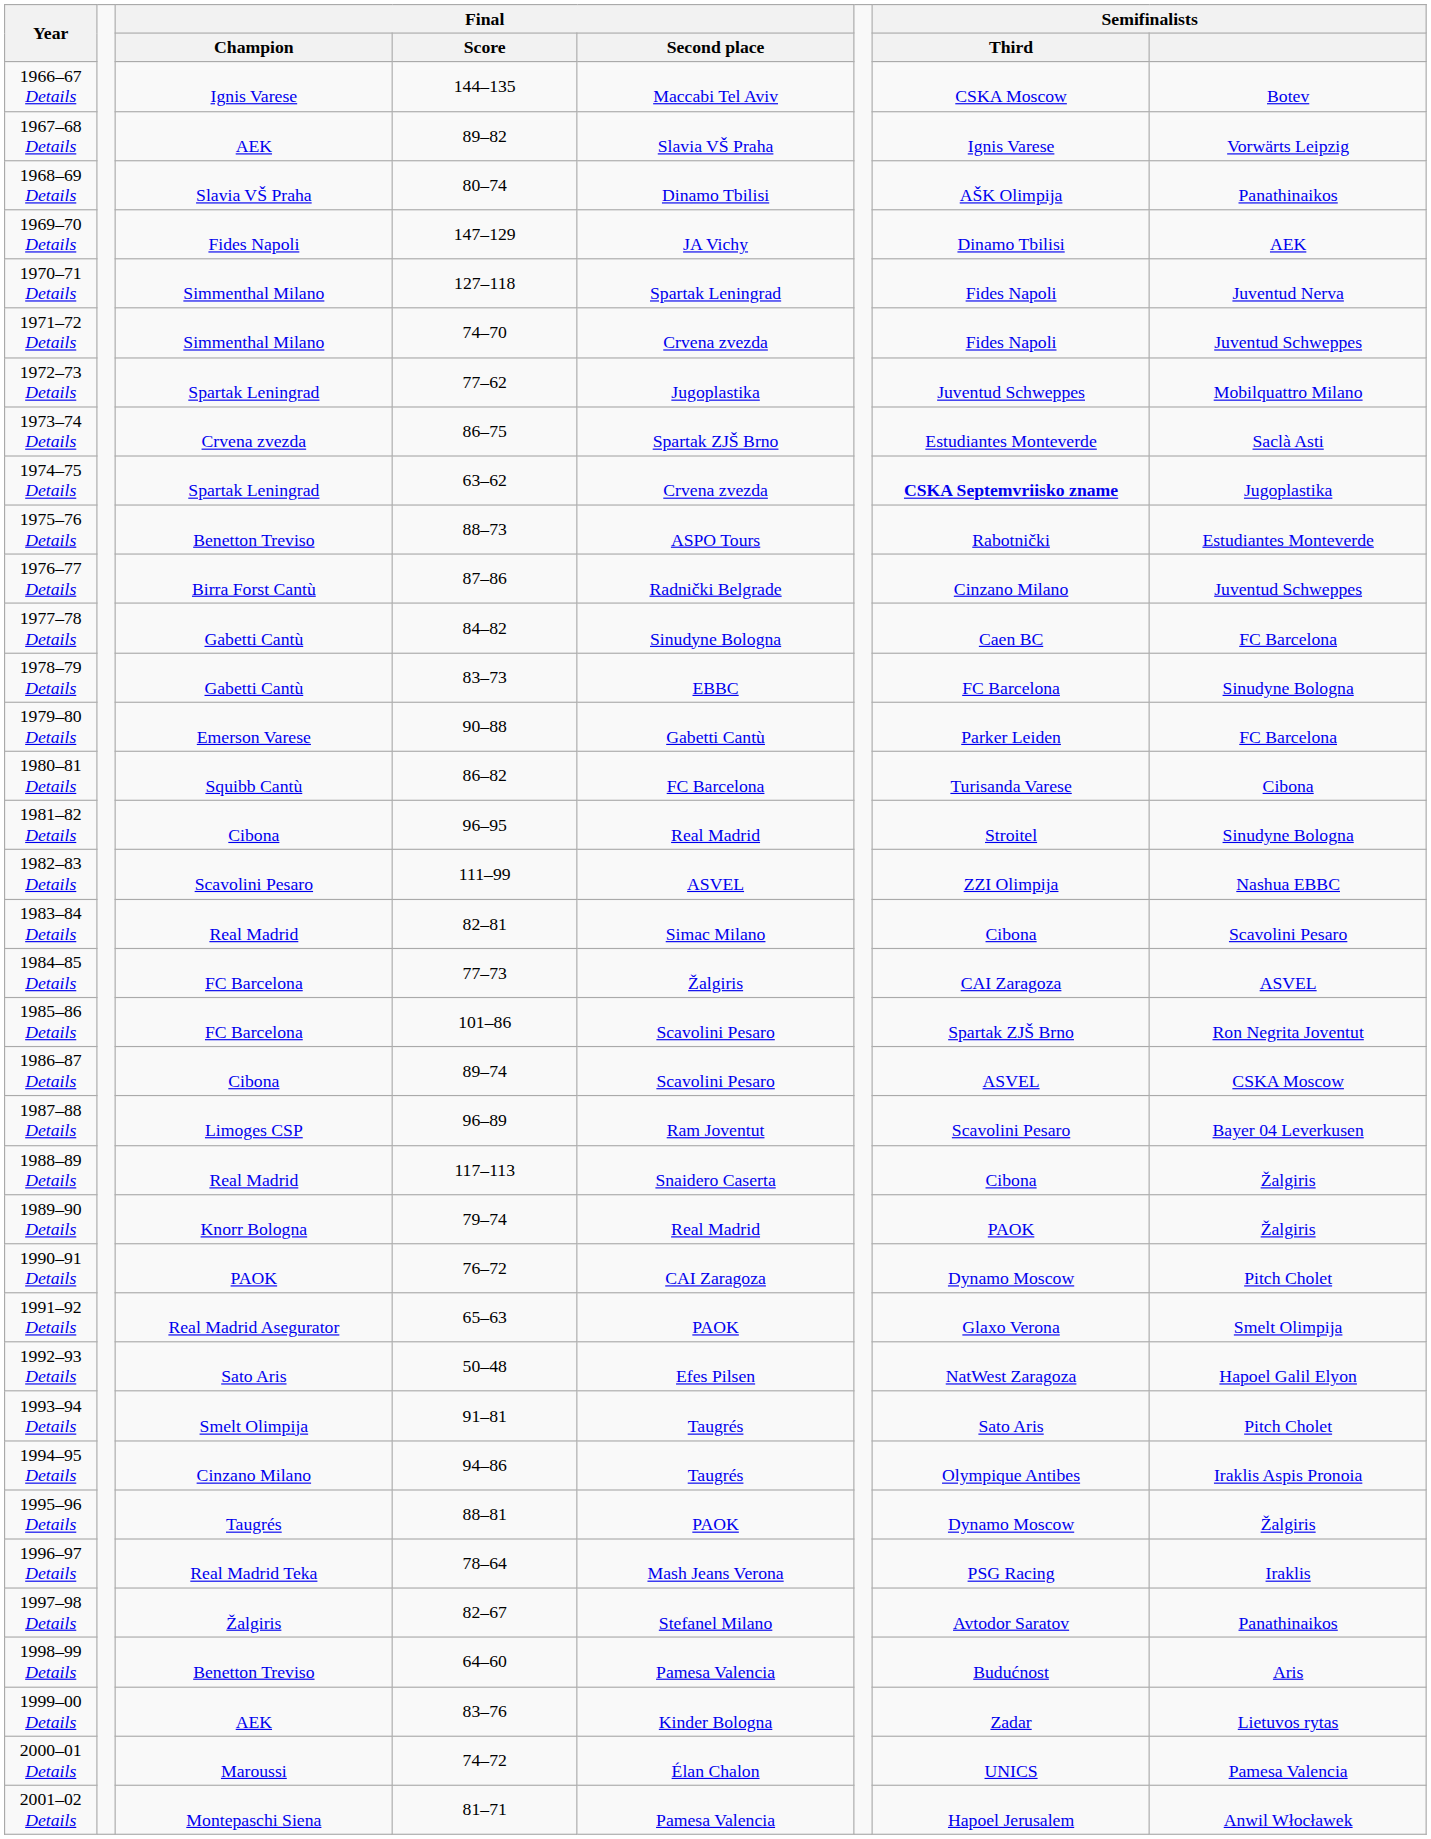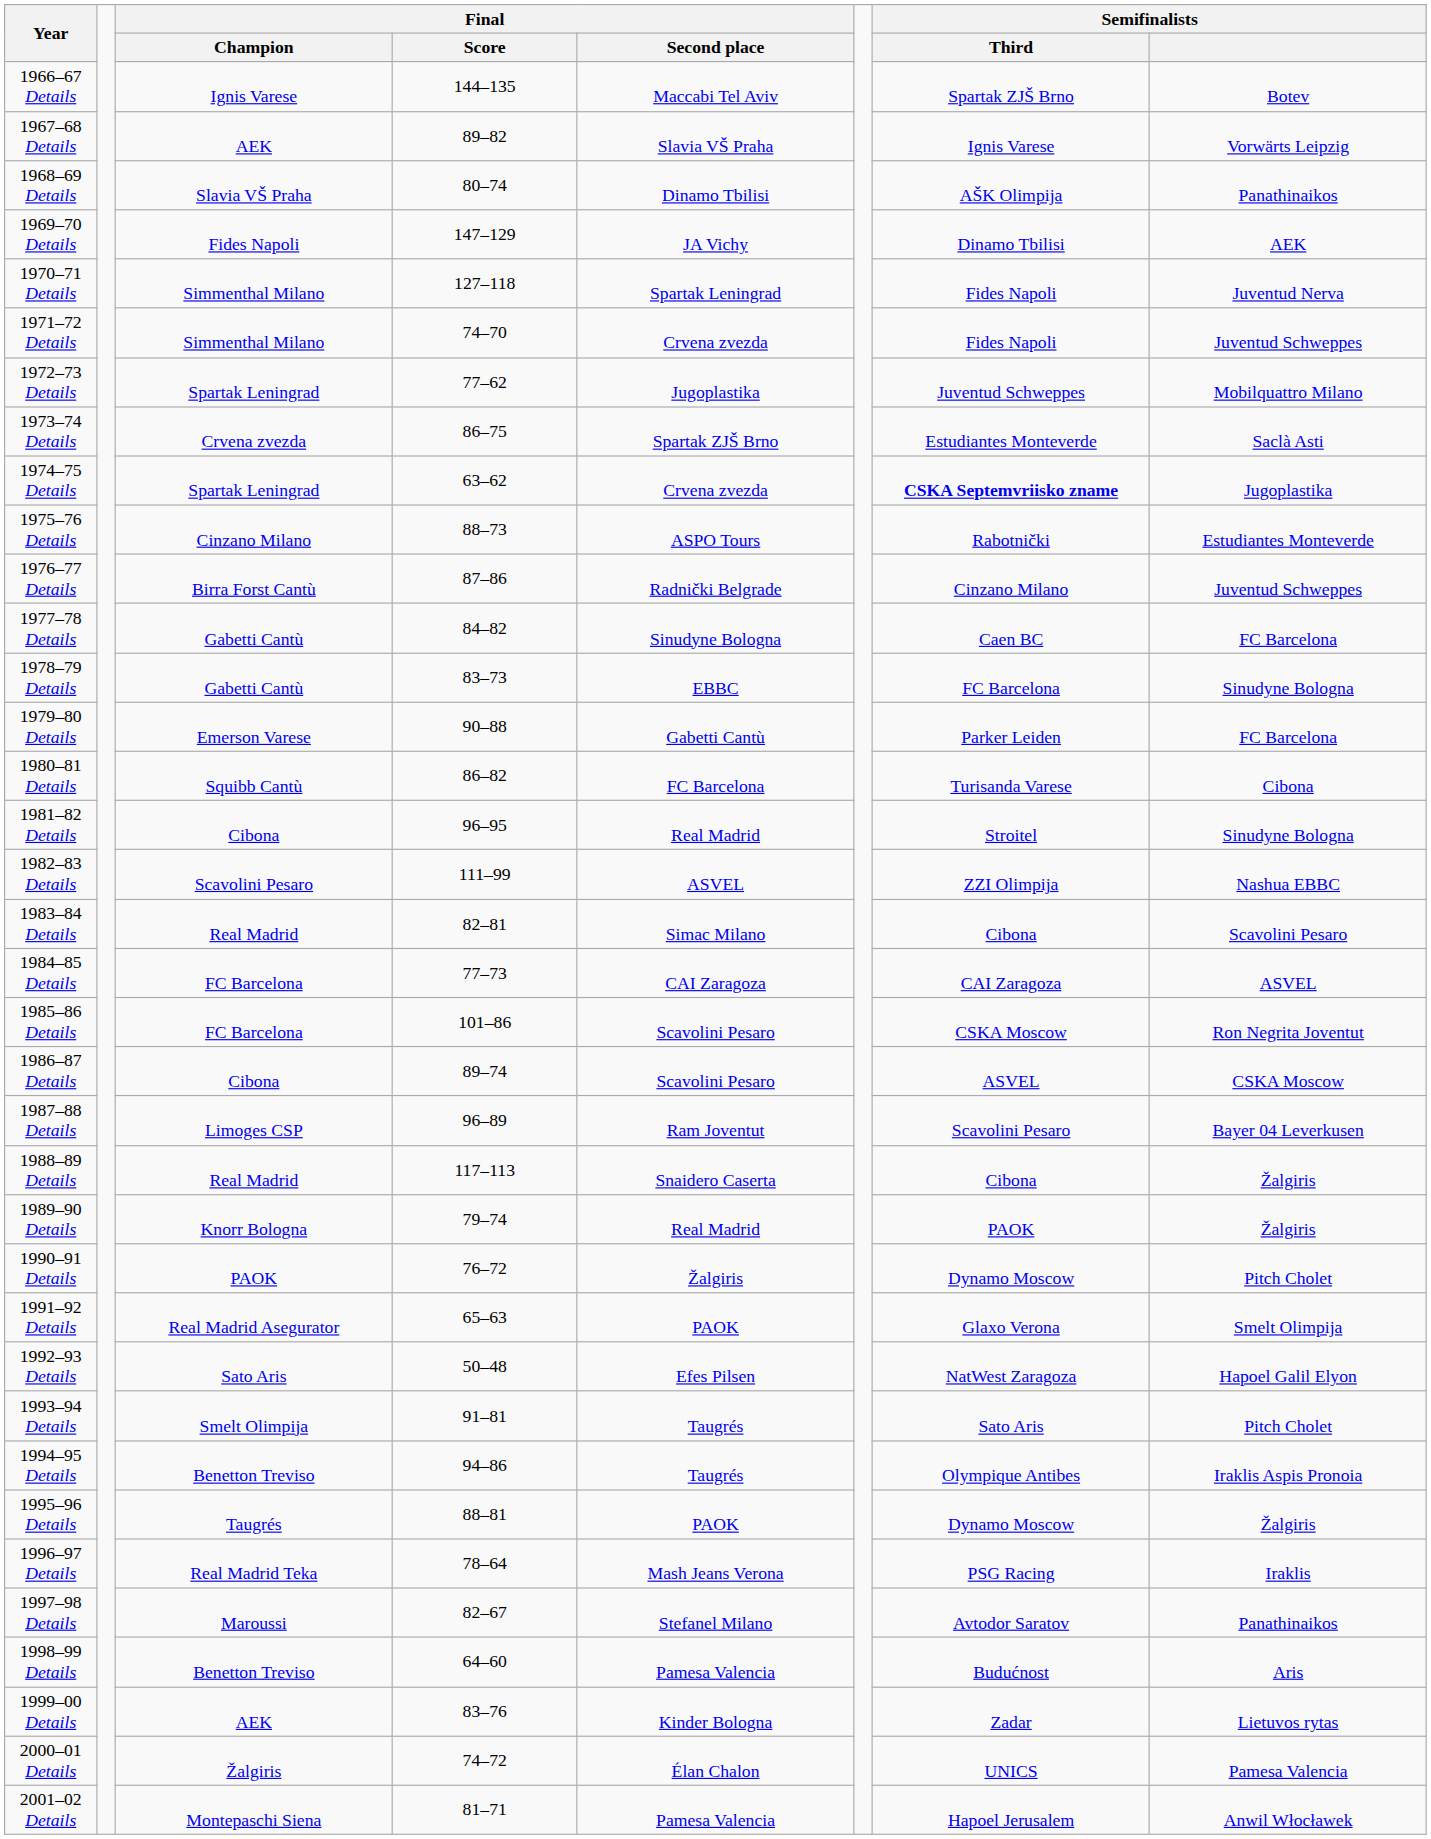(1011, 96) CSKA Moscow -> (1011, 96) Spartak ZJŠ Brno
(254, 539) Benetton Treviso -> (254, 539) Cinzano Milano
(716, 982) Žalgiris -> (716, 982) CAI Zaragoza
(1011, 1031) Spartak ZJŠ Brno -> (1011, 1031) CSKA Moscow
(716, 1277) CAI Zaragoza -> (716, 1277) Žalgiris
(254, 1474) Cinzano Milano -> (254, 1474) Benetton Treviso
(254, 1622) Žalgiris -> (254, 1622) Maroussi
(254, 1770) Maroussi -> (254, 1770) Žalgiris
